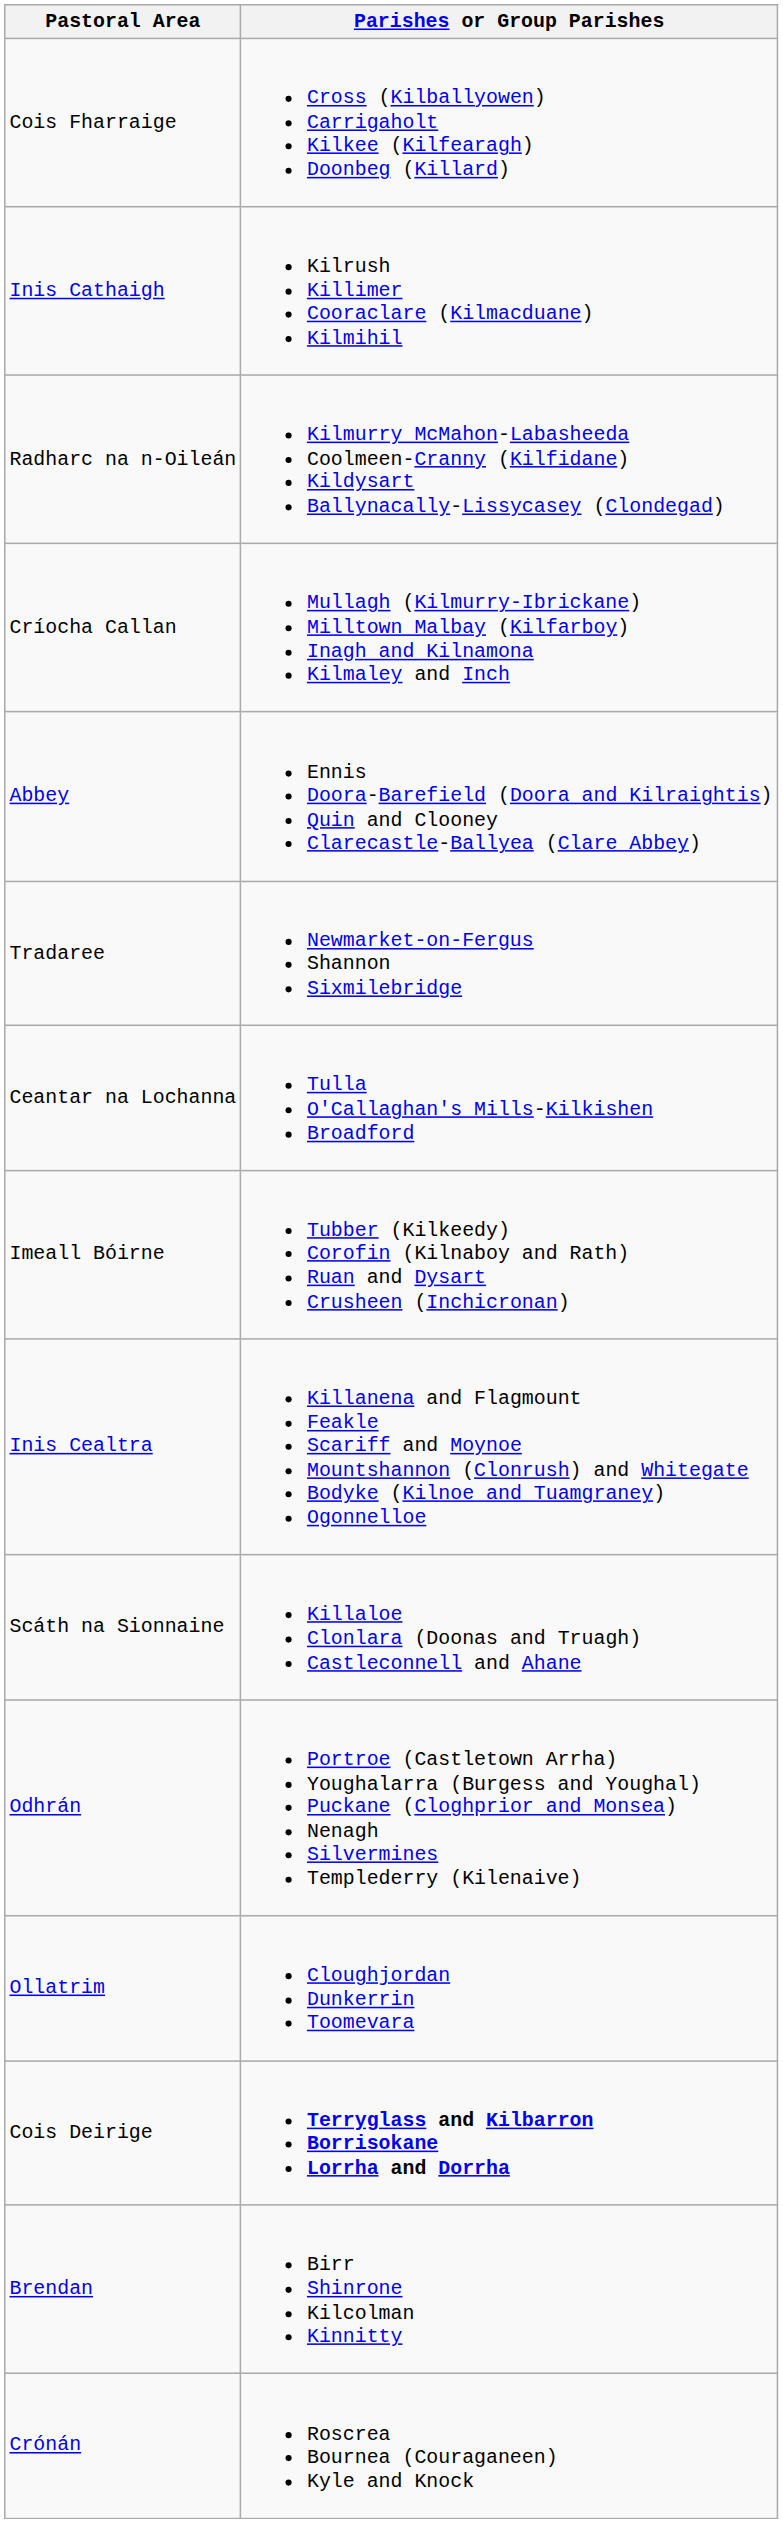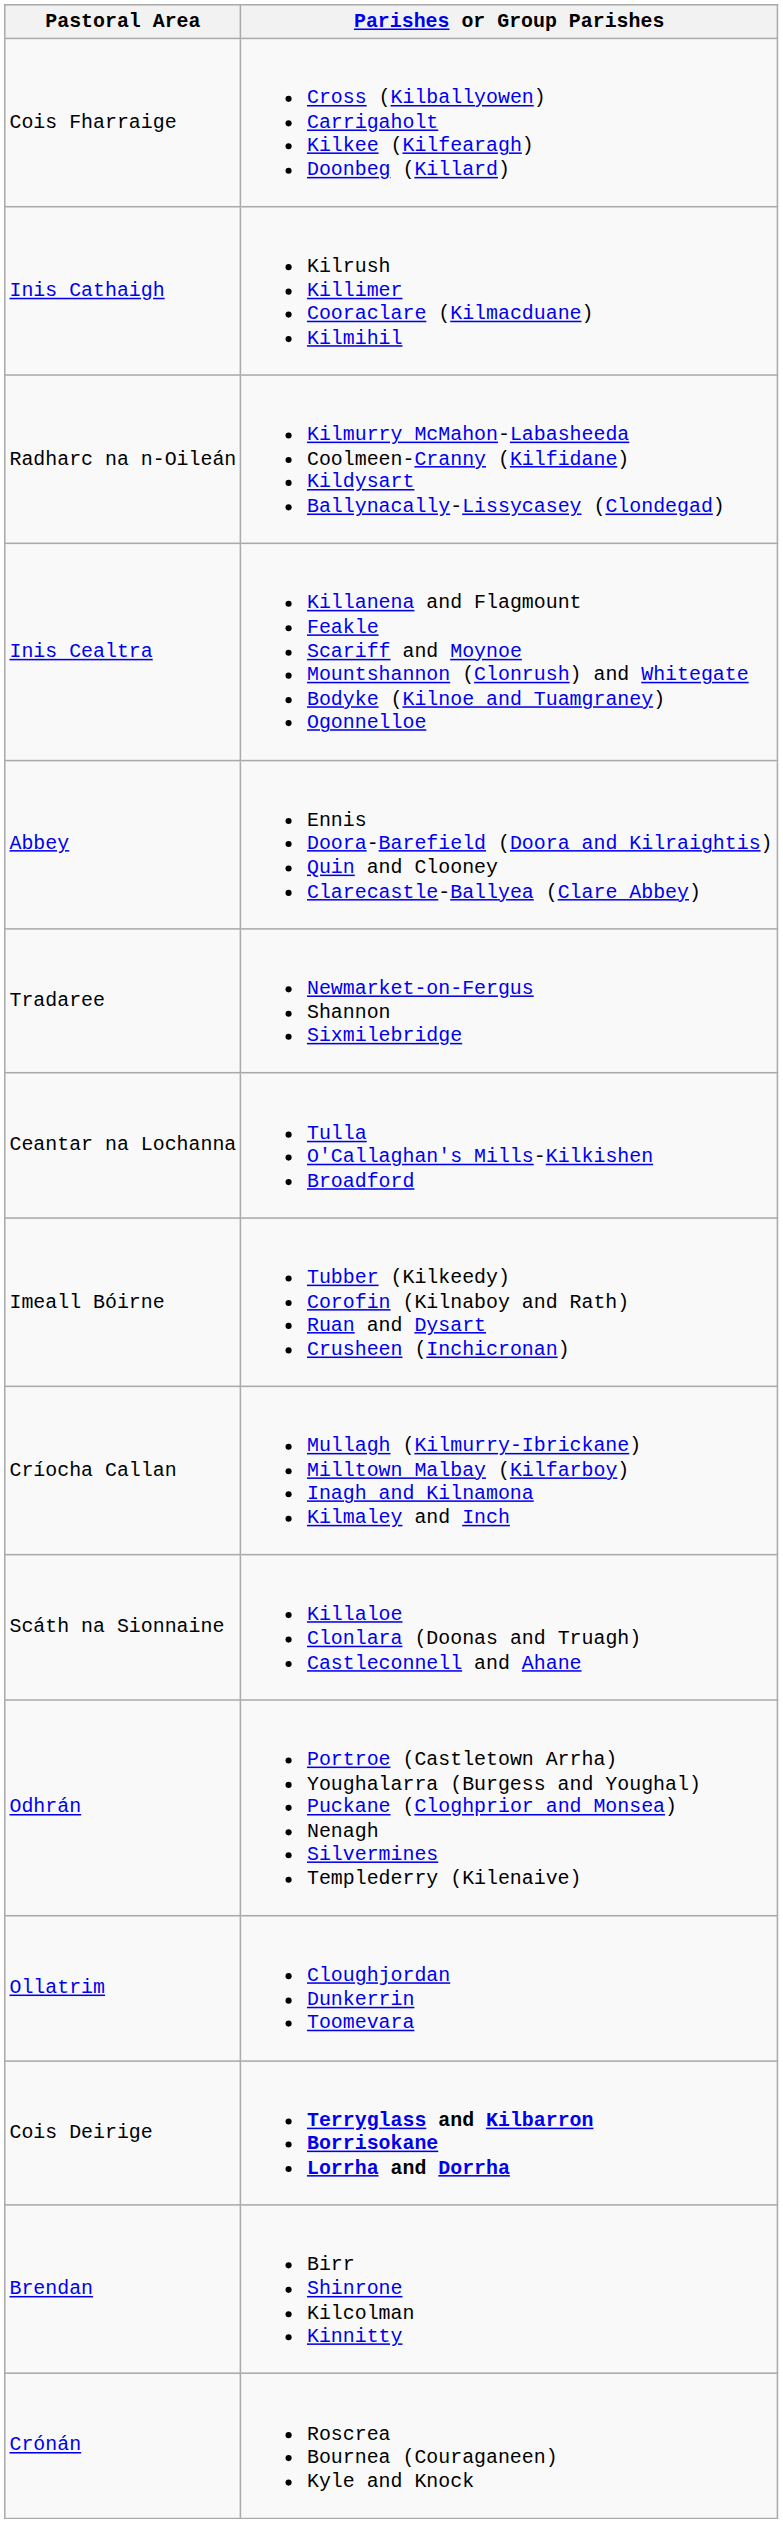rows swapped: (93, 628) <-> (81, 1446)
